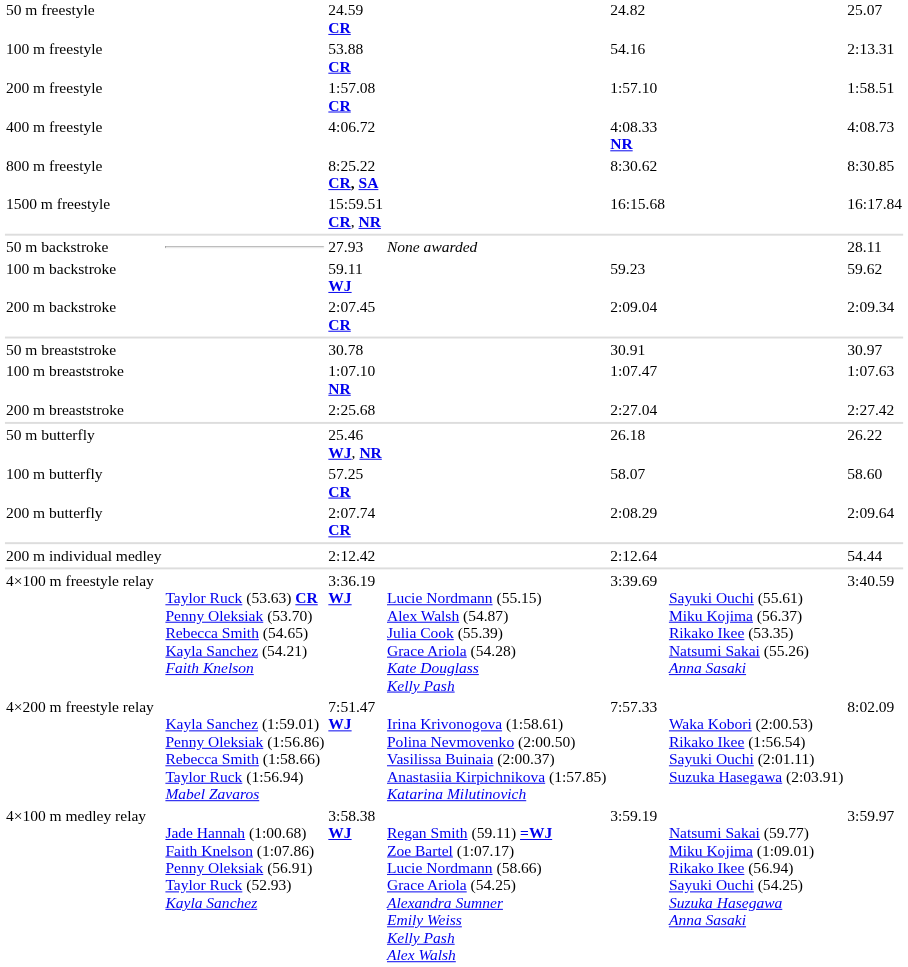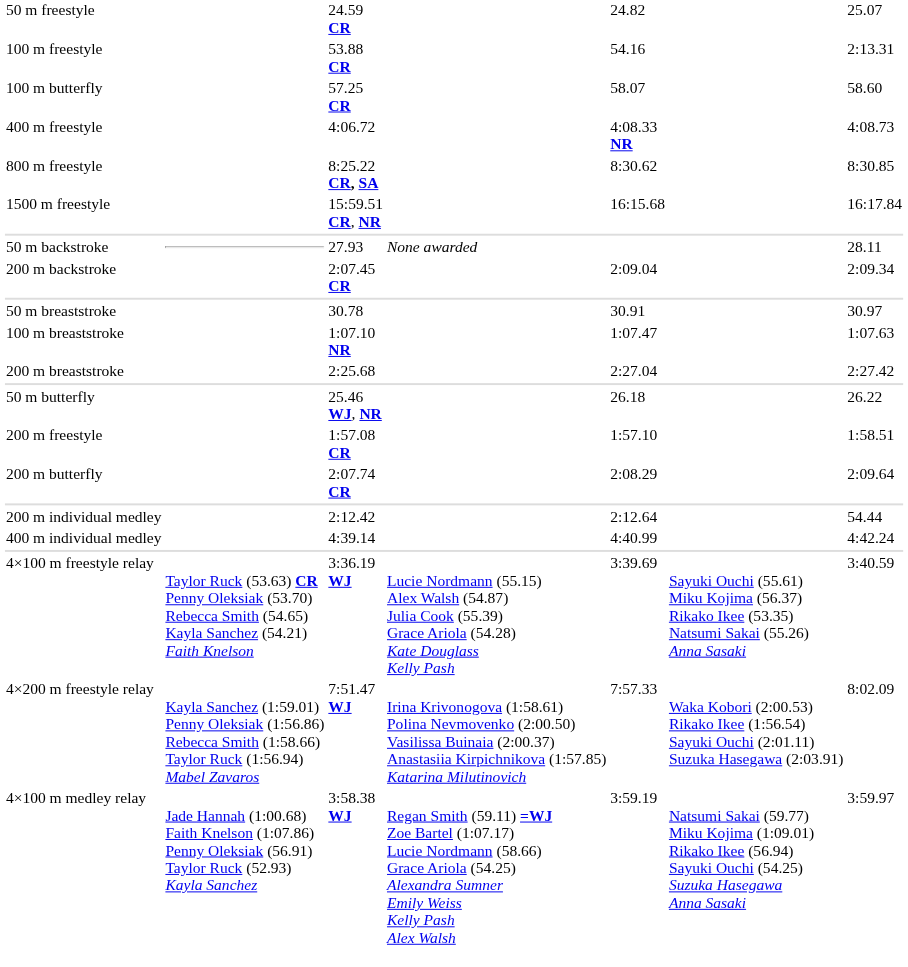rows swapped: (54, 88) <-> (54, 474)
- row: (61, 268)
+ row: (84, 538)
